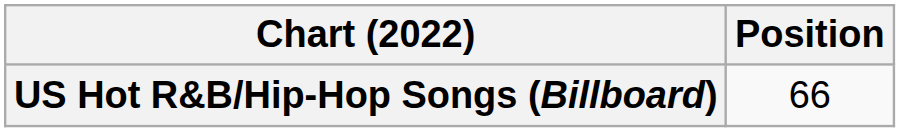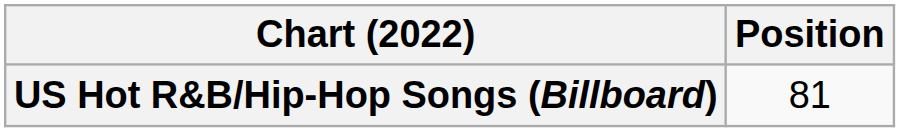(810, 94) 66 -> (810, 94) 81
